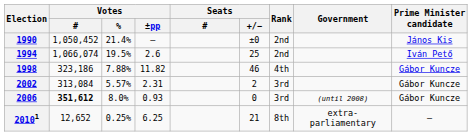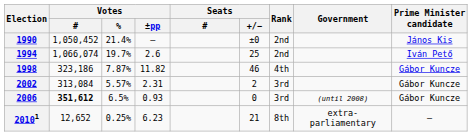(118, 54) 19.5% -> (118, 54) 19.7%
(118, 69) 7.88% -> (118, 69) 7.87%
(118, 98) 8.0% -> (118, 98) 6.5%
(153, 118) 6.25 -> (153, 118) 6.23
